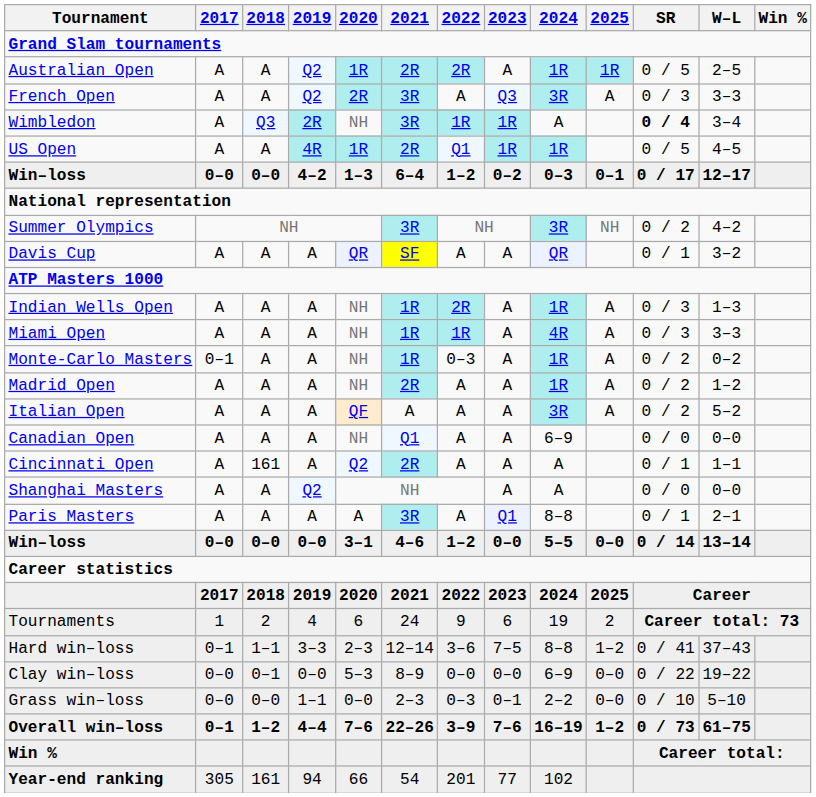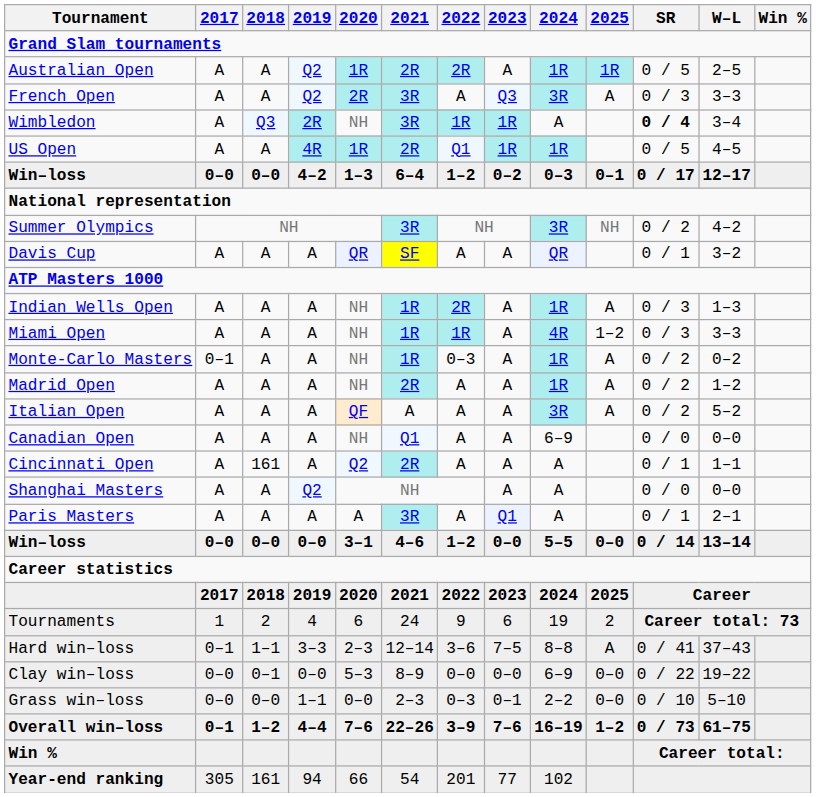(610, 333) A -> (610, 333) 1–2
(558, 517) 8–8 -> (558, 517) A
(610, 648) 1–2 -> (610, 648) A
